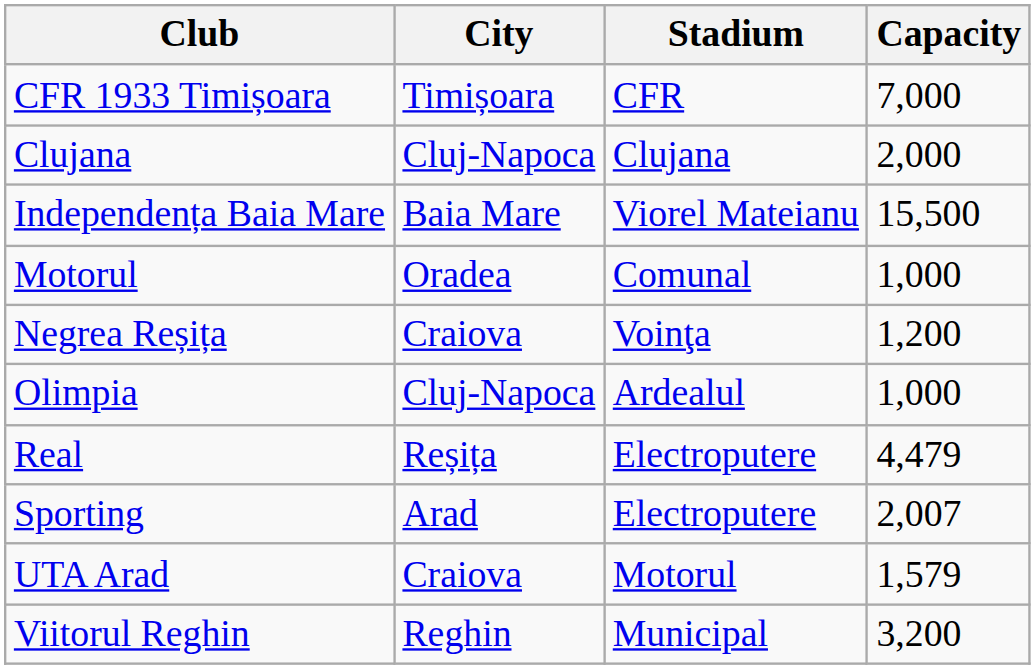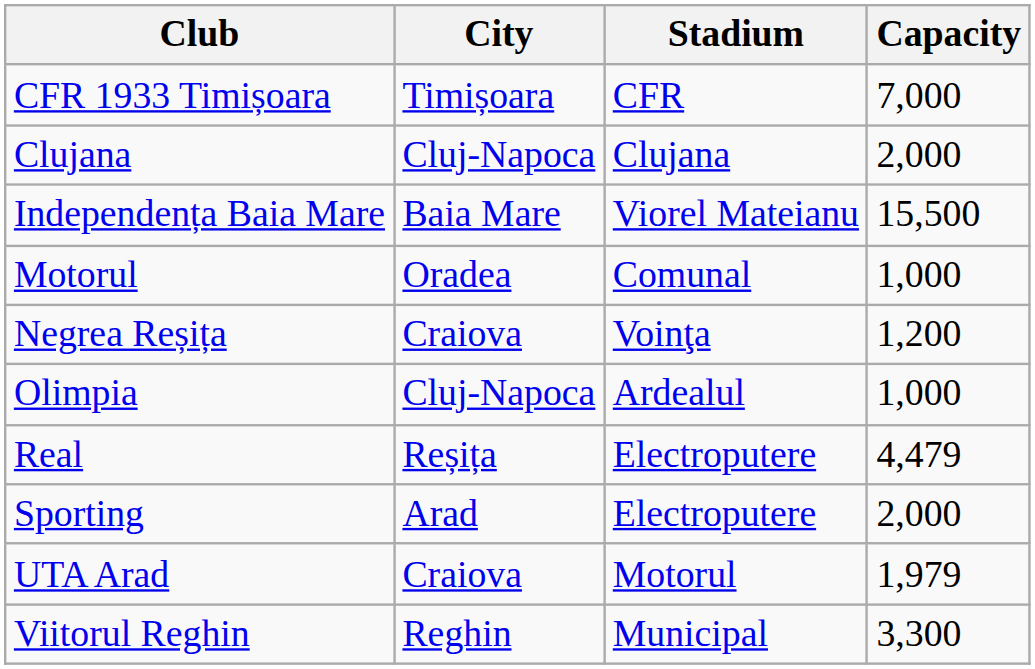(919, 513) 2,007 -> (919, 513) 2,000
(919, 573) 1,579 -> (919, 573) 1,979
(919, 633) 3,200 -> (919, 633) 3,300
